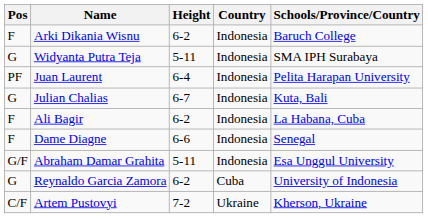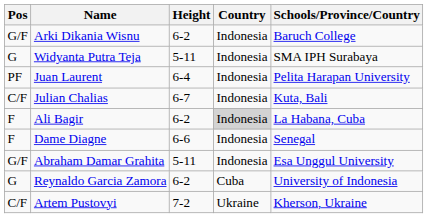(11, 35) F -> (18, 35) G/F
(12, 98) G -> (17, 98) C/F
(242, 118) no background -> (242, 118) lightgrey background
